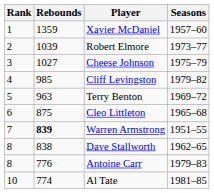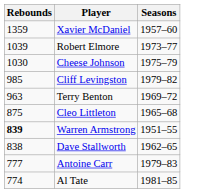- column: (19, 12)
(47, 63) 1027 -> (17, 63) 1030
(44, 163) 776 -> (15, 163) 777
